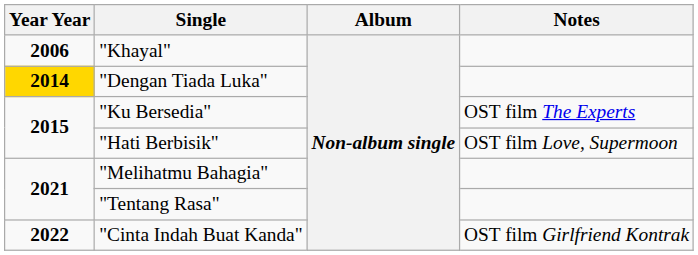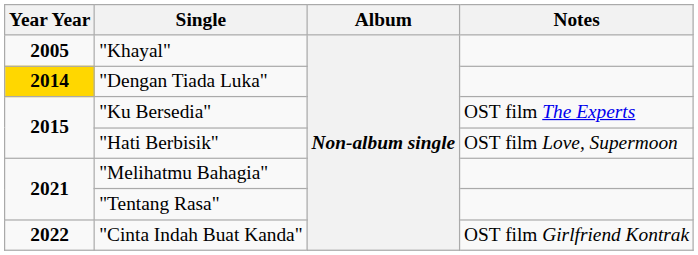(50, 50) 2006 -> (50, 50) 2005
